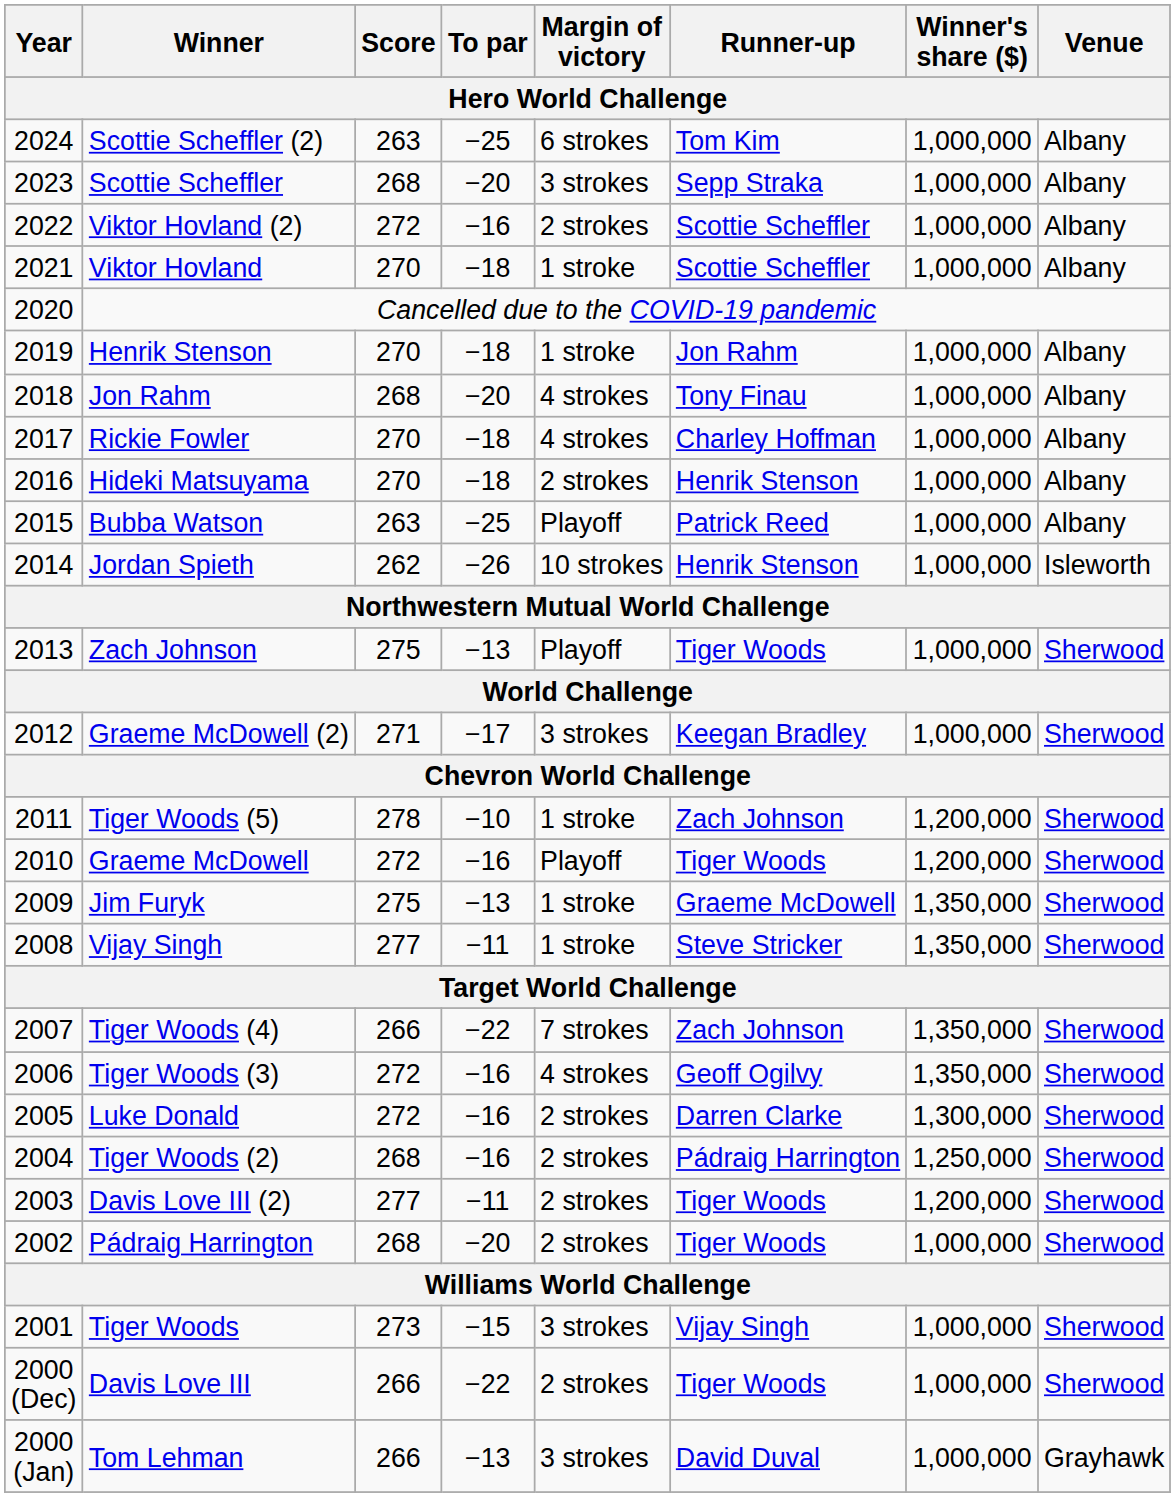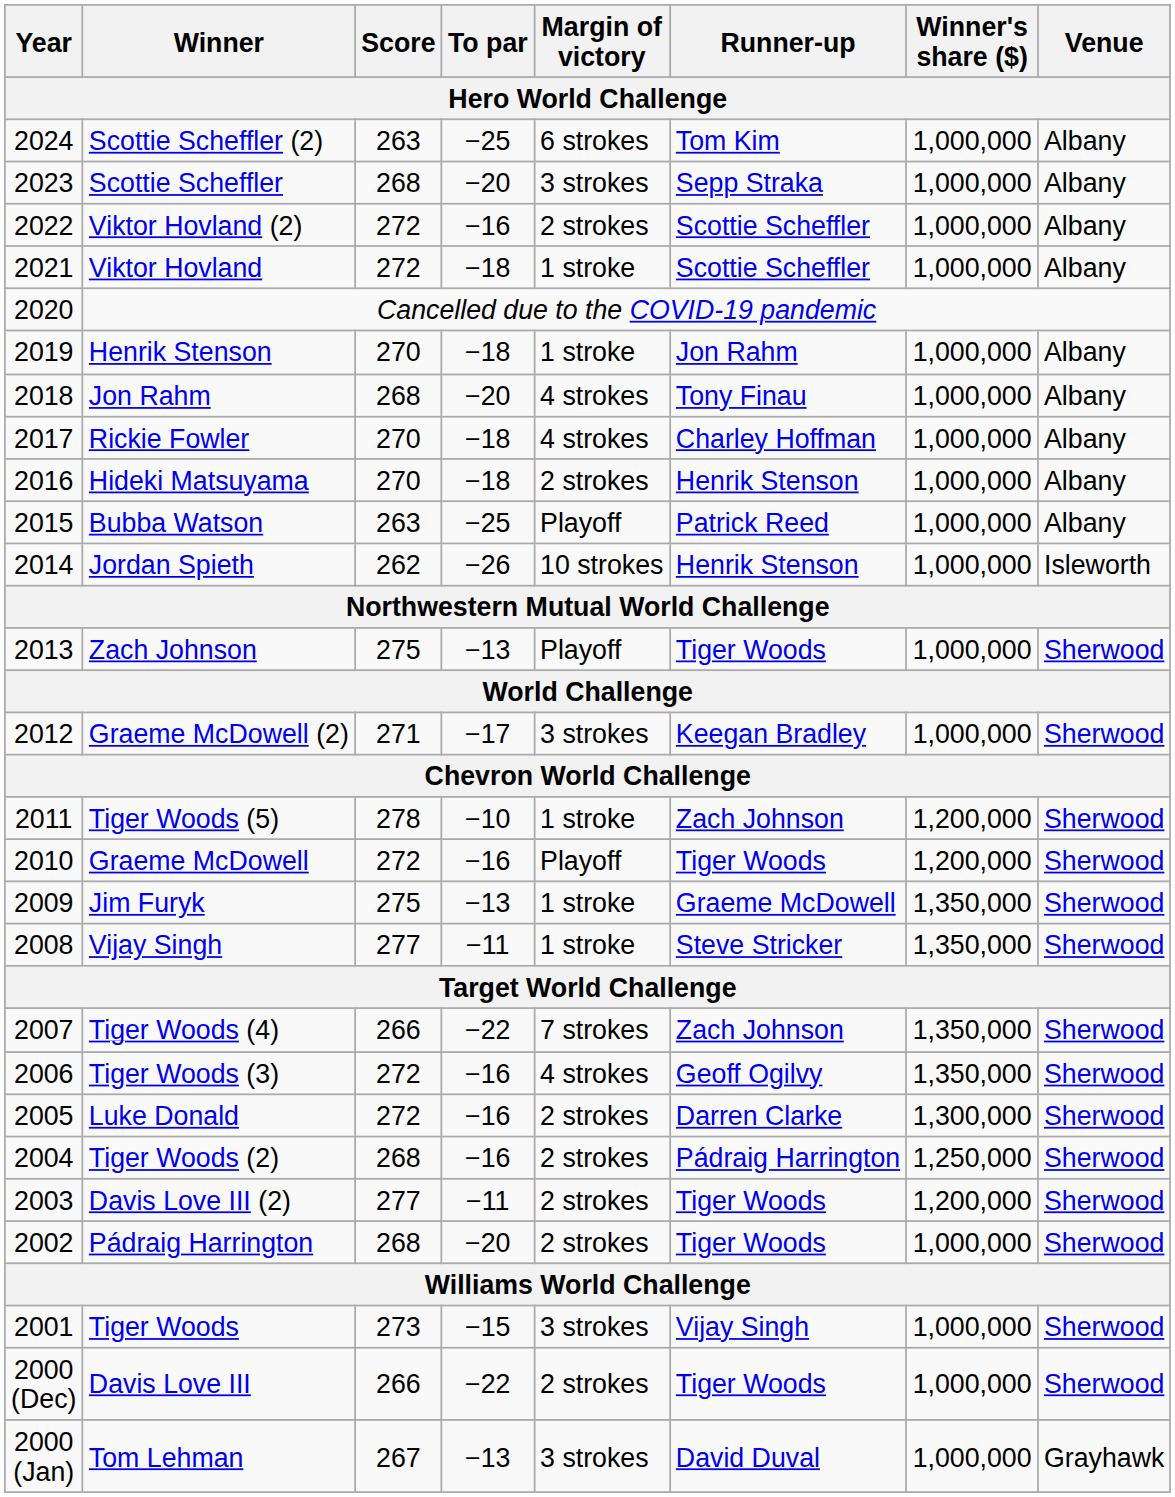(398, 268) 270 -> (398, 268) 272
(398, 1456) 266 -> (398, 1456) 267
